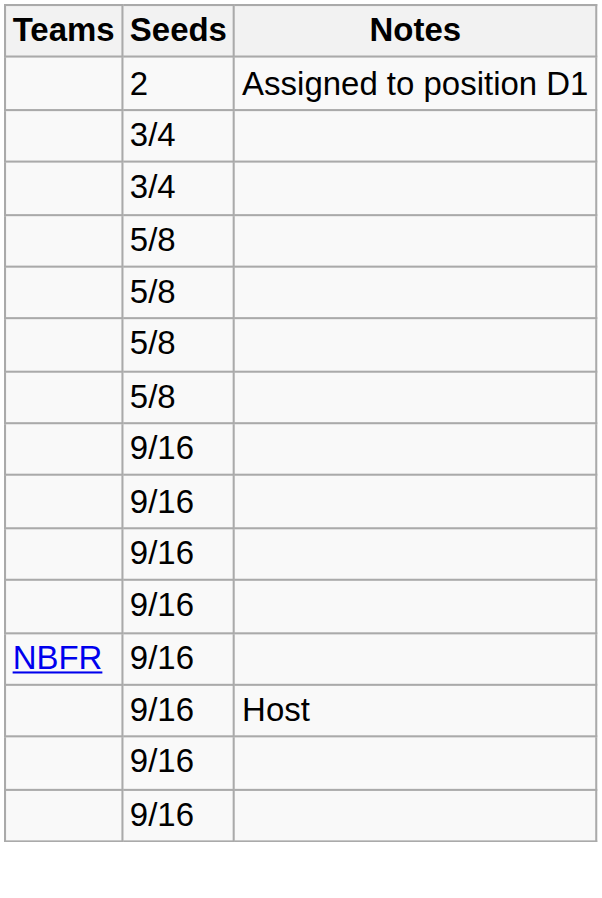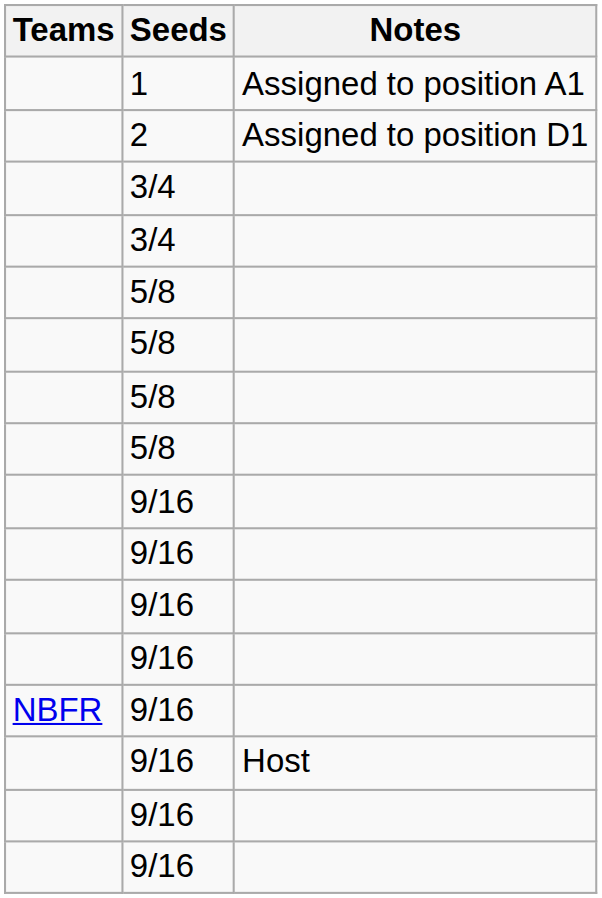+ row: (139, 82)
